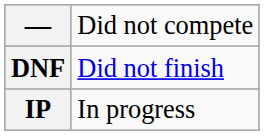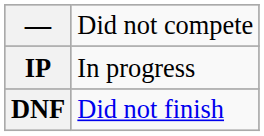rows swapped: (38, 67) <-> (38, 109)
